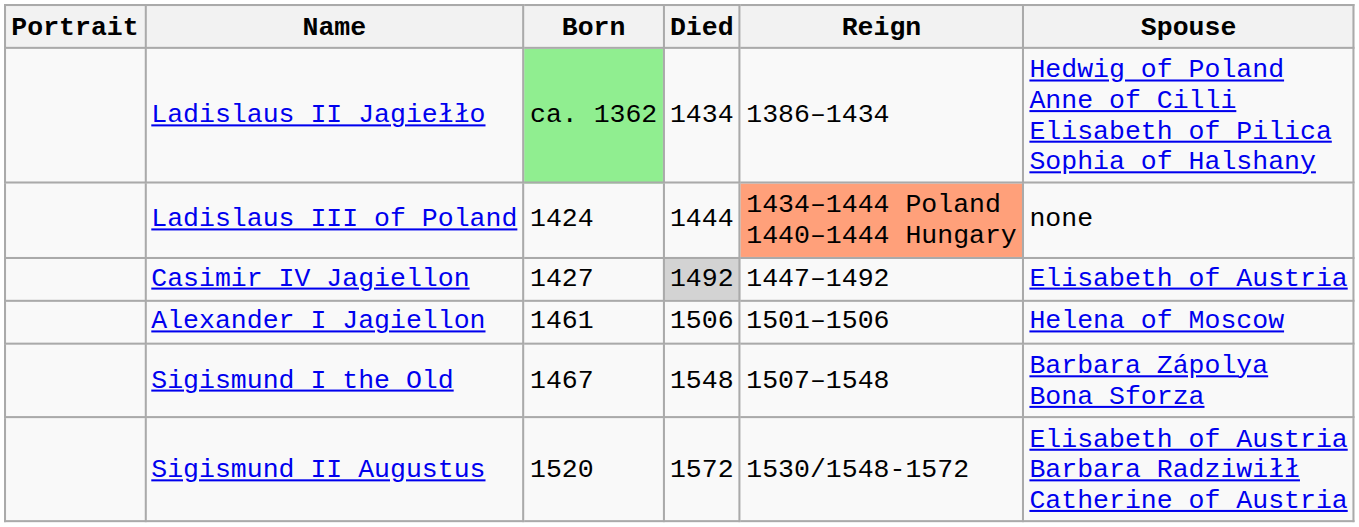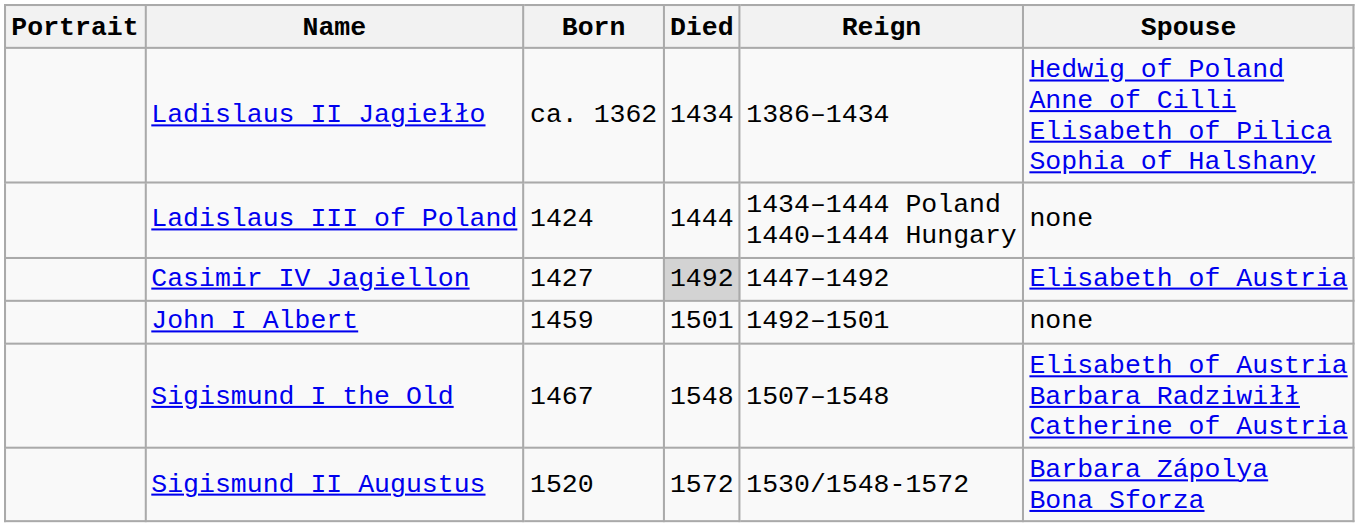(594, 116) lightgreen background -> (594, 116) no background
(882, 220) lightsalmon background -> (882, 220) no background
+ row: (255, 322)
- row: (318, 322)
(1149, 380) Barbara Zápolya Bona Sforza -> (1189, 396) Elisabeth of Austria Barbara Radziwiłł Catherine of Austria
(1189, 470) Elisabeth of Austria Barbara Radziwiłł Catherine of Austria -> (1149, 485) Barbara Zápolya Bona Sforza
